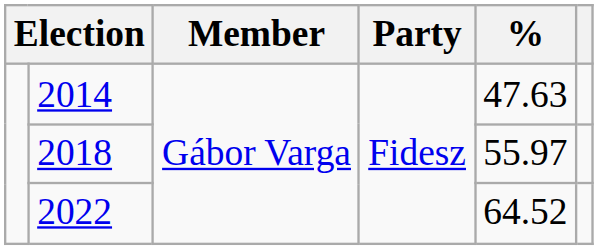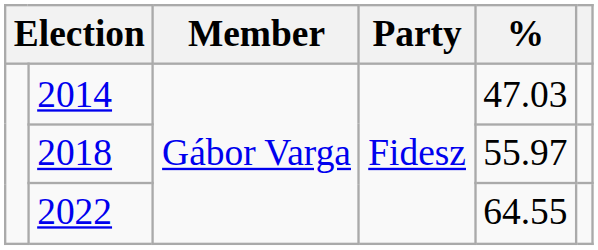(525, 93) 47.63 -> (525, 93) 47.03
(525, 212) 64.52 -> (525, 212) 64.55
